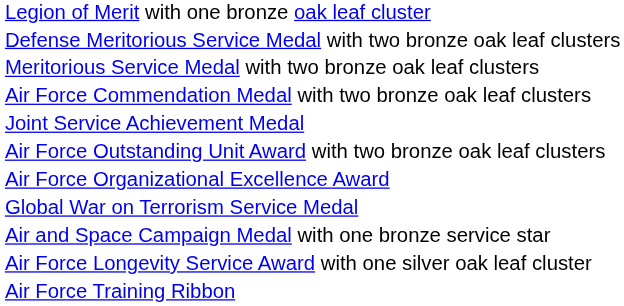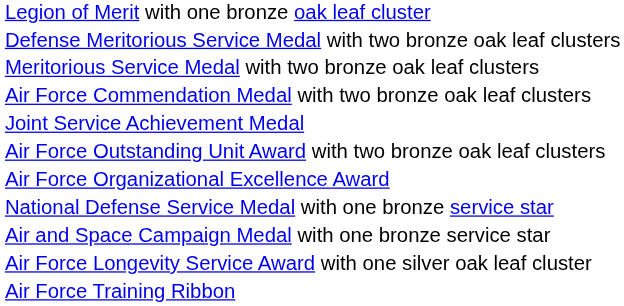+ row: (279, 207)
- row: (182, 207)
